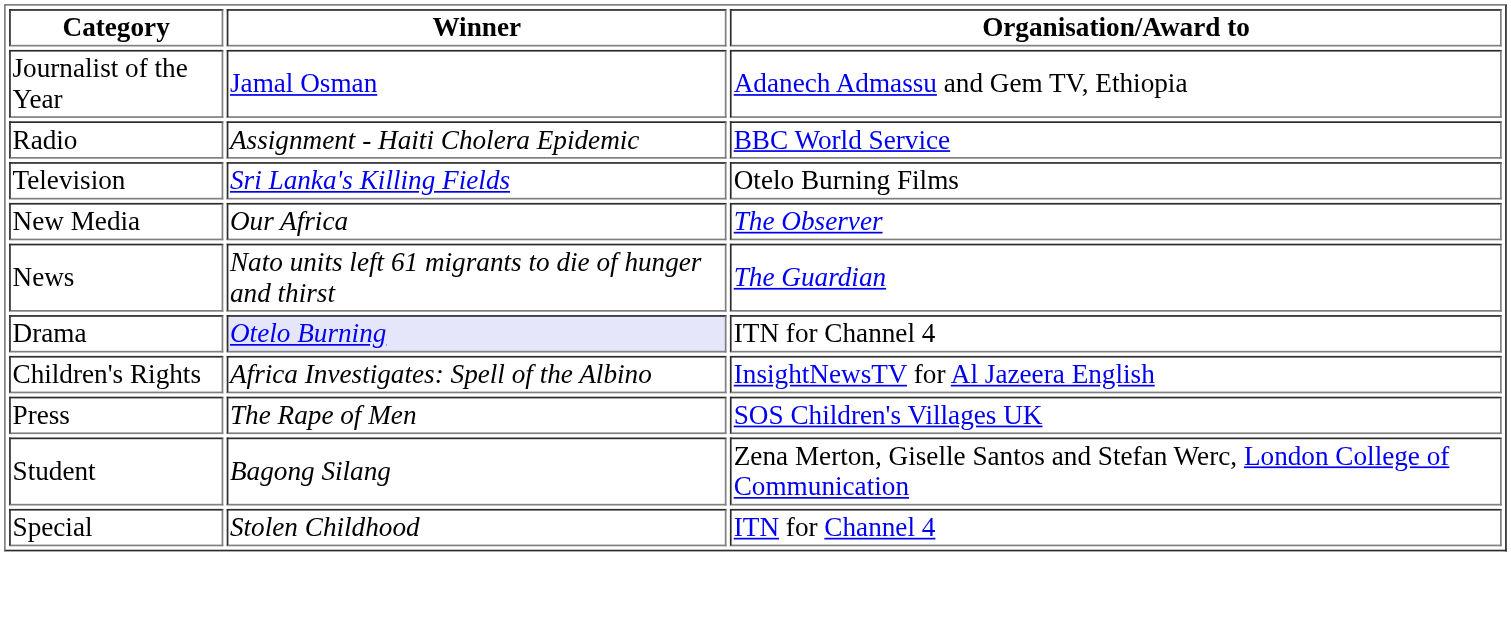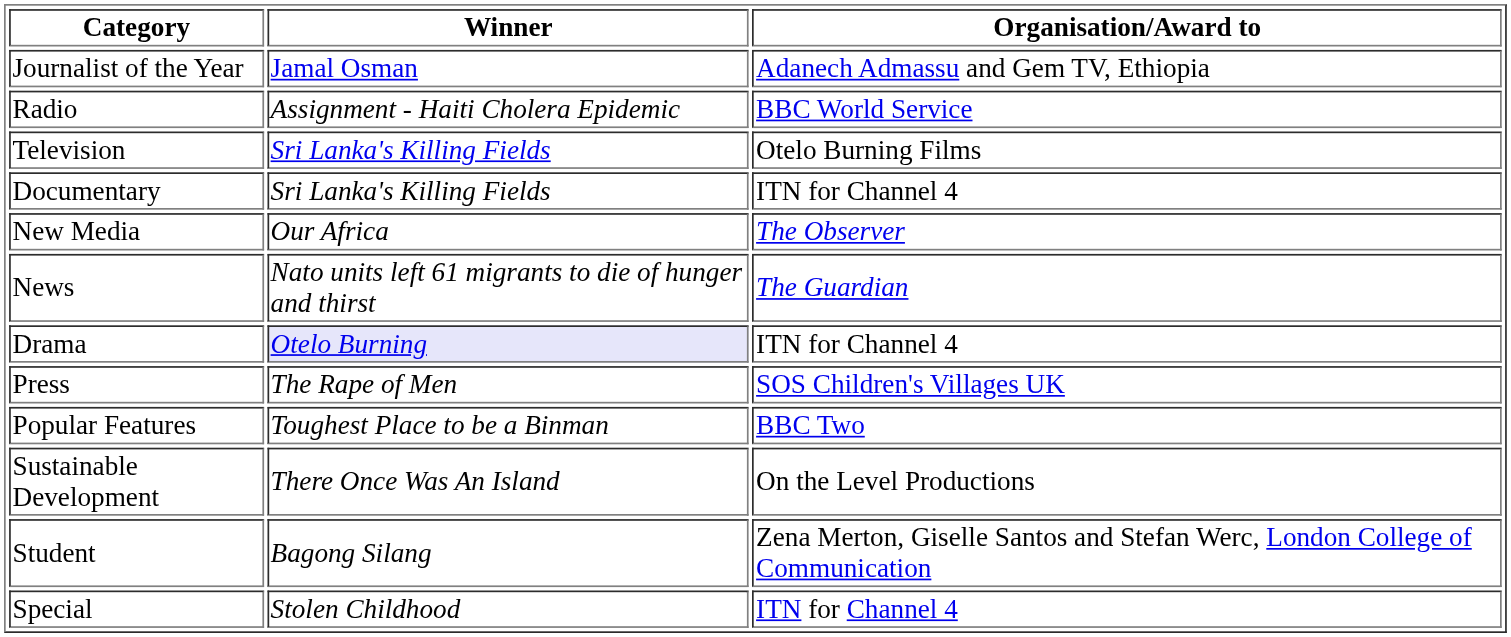+ row: (87, 190)
- row: (107, 374)
+ row: (104, 425)
+ row: (86, 481)
